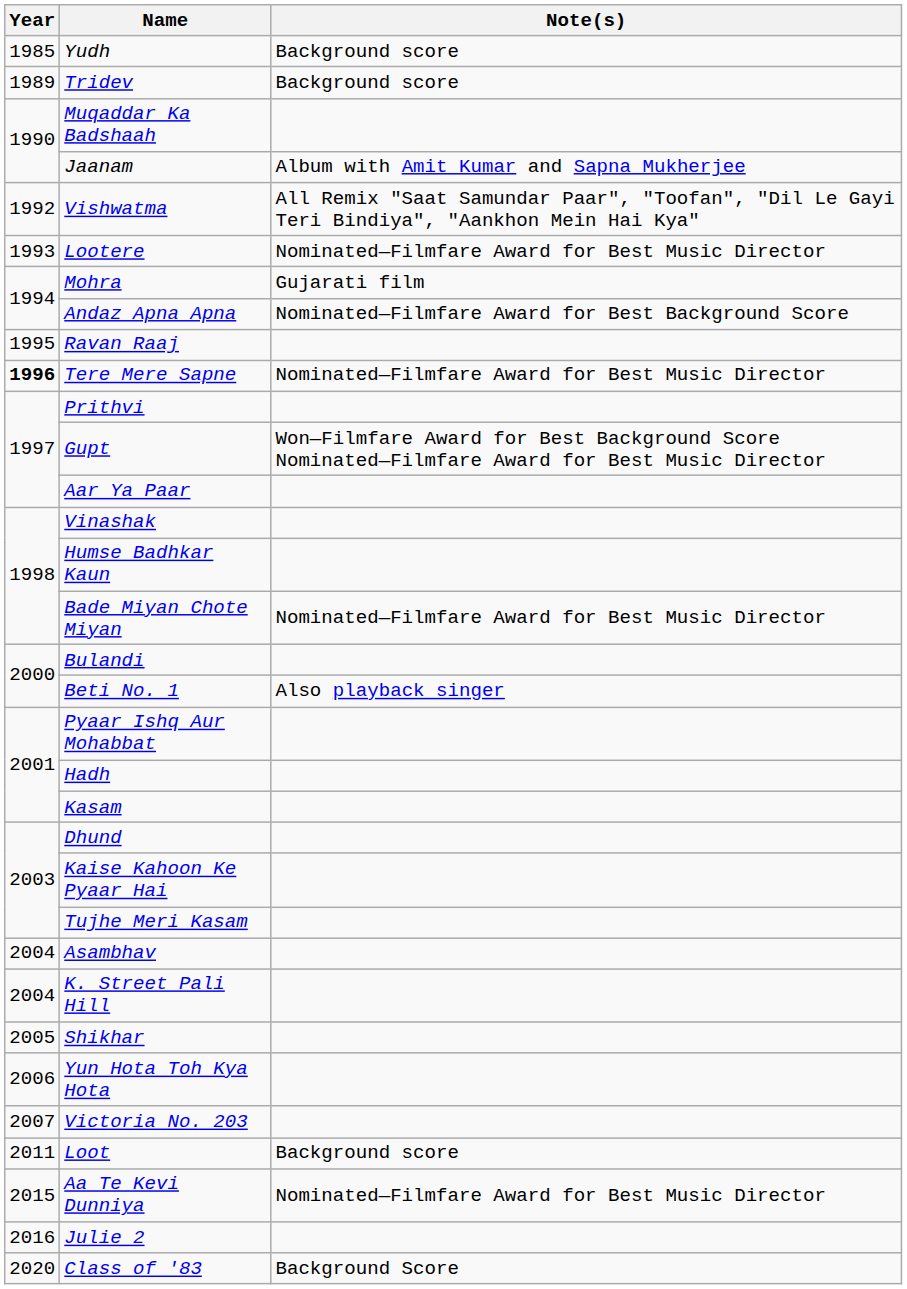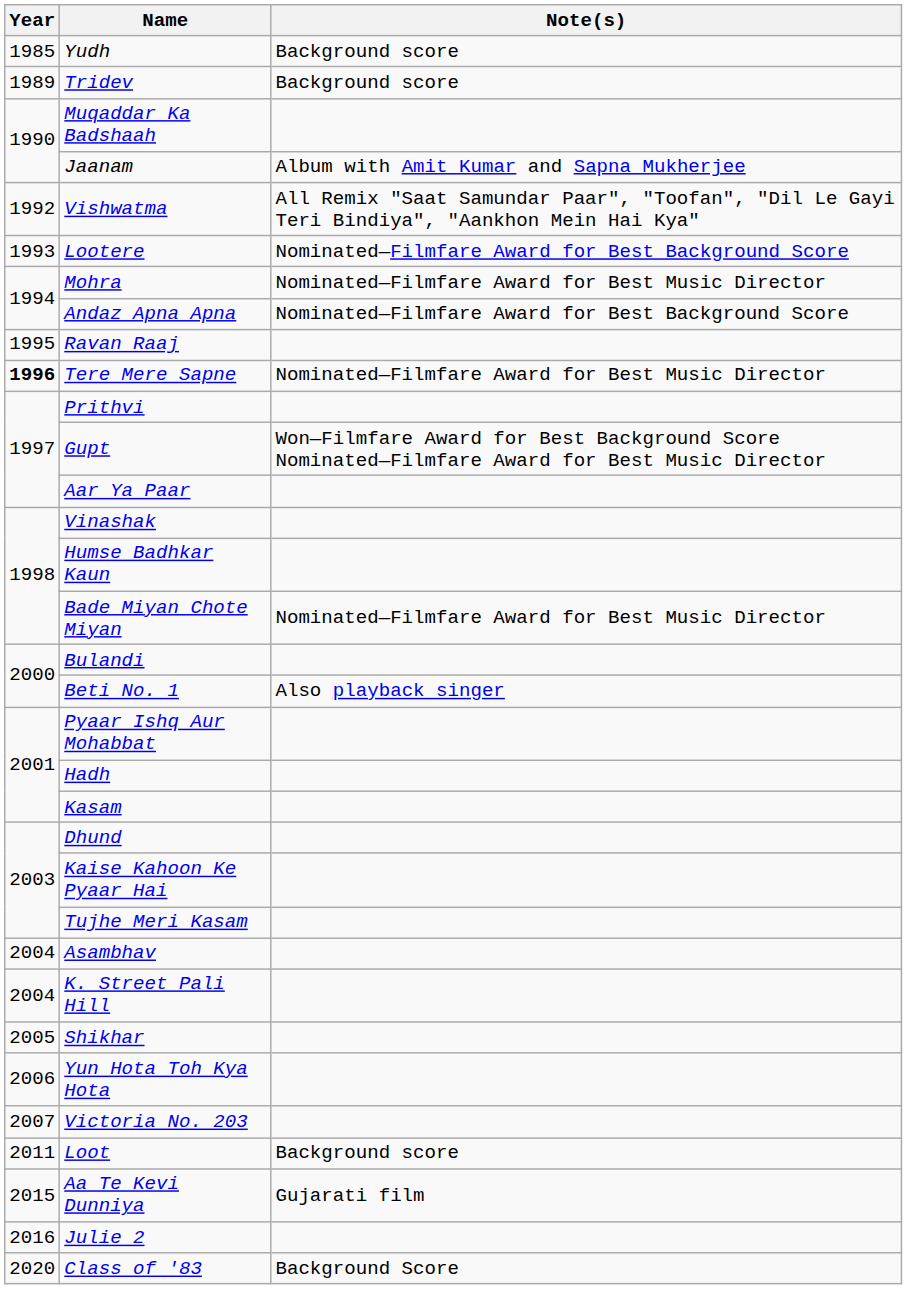(551, 251) Nominated—Filmfare Award for Best Music Director -> (562, 251) Nominated—Filmfare Award for Best Background Score
(350, 282) Gujarati film -> (551, 282) Nominated—Filmfare Award for Best Music Director
(551, 1195) Nominated—Filmfare Award for Best Music Director -> (350, 1195) Gujarati film
